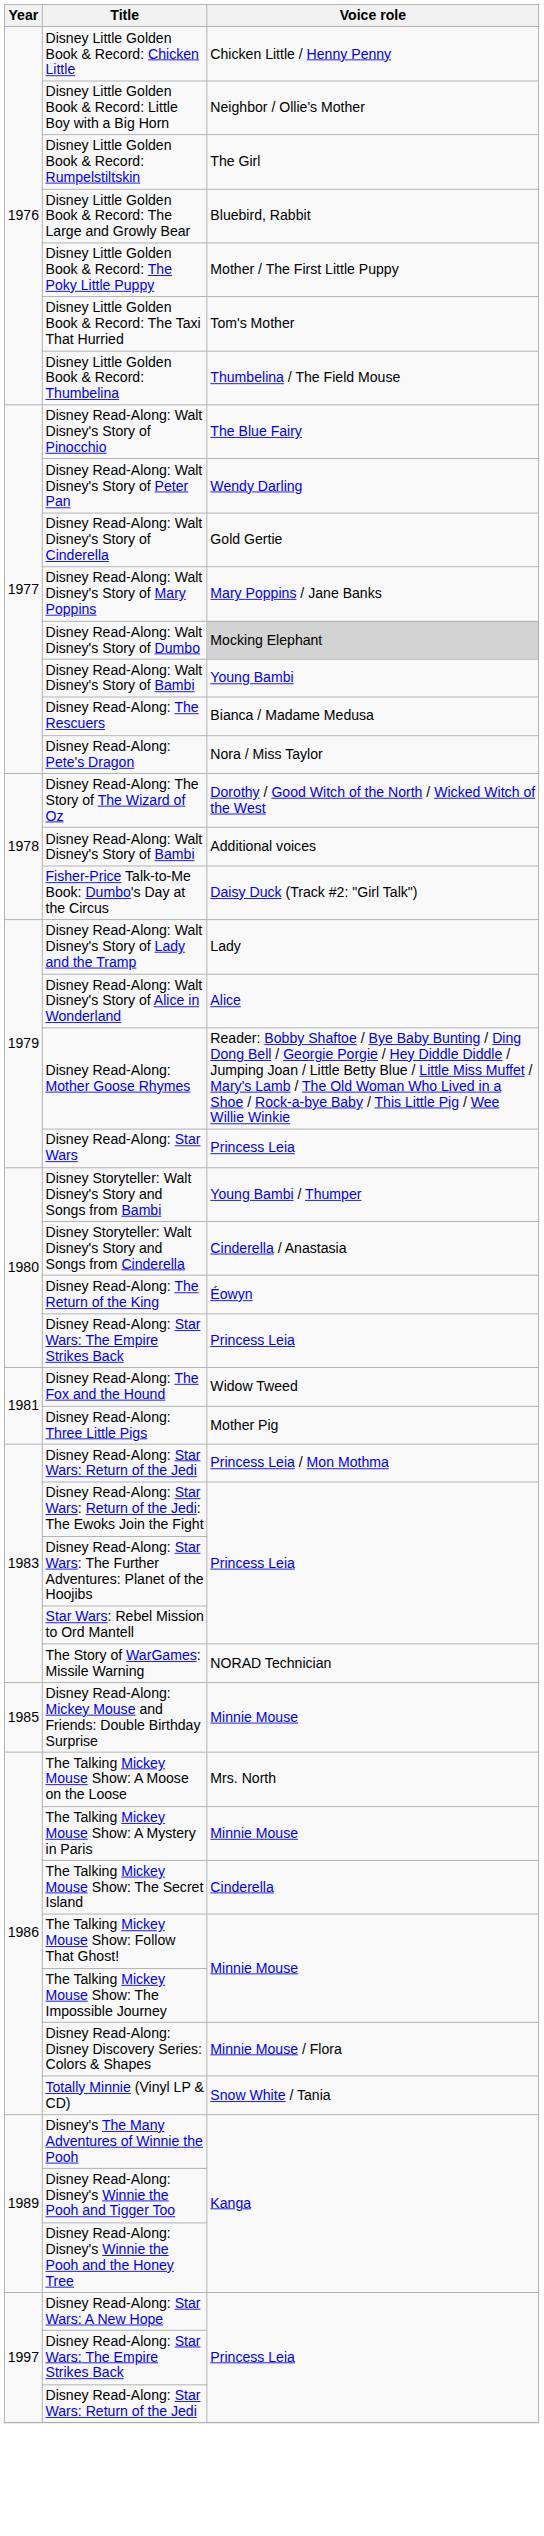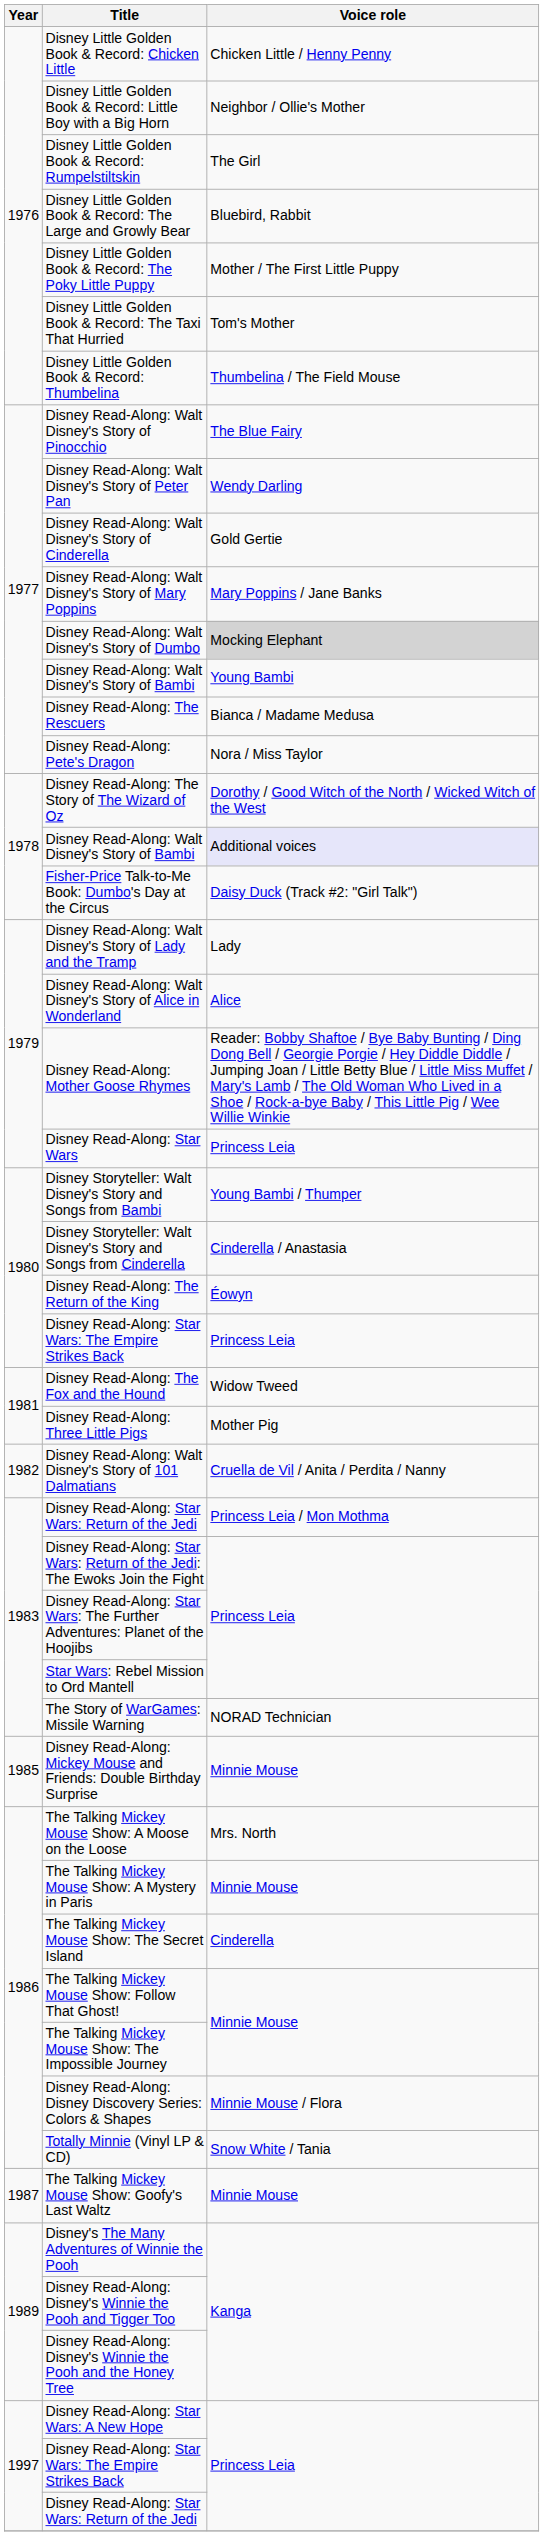(263, 846) no background -> (263, 846) lavender background
+ row: (23, 1471)
+ row: (23, 2195)
